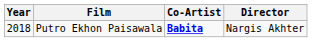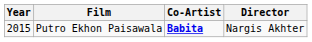(19, 29) 2018 -> (19, 29) 2015
